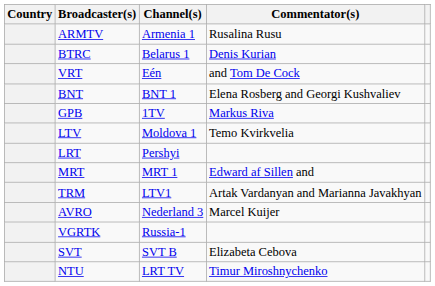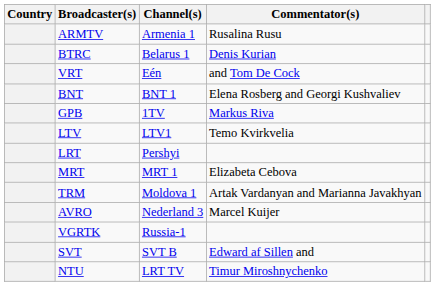(169, 133) Moldova 1 -> (157, 133) LTV1
(262, 172) Edward af Sillen and -> (253, 172) Elizabeta Cebova
(157, 192) LTV1 -> (169, 192) Moldova 1
(253, 251) Elizabeta Cebova -> (262, 251) Edward af Sillen and
